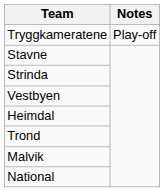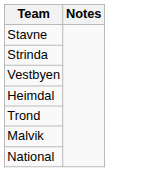- row: (57, 34)
